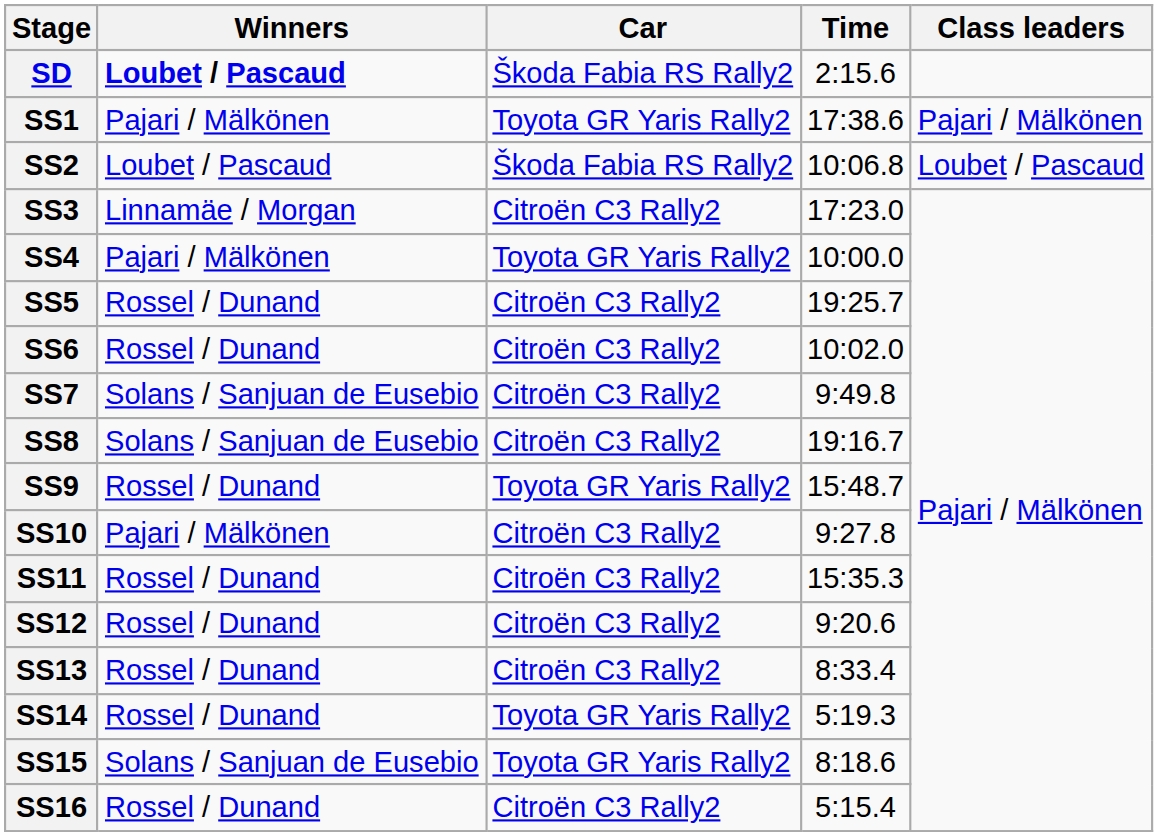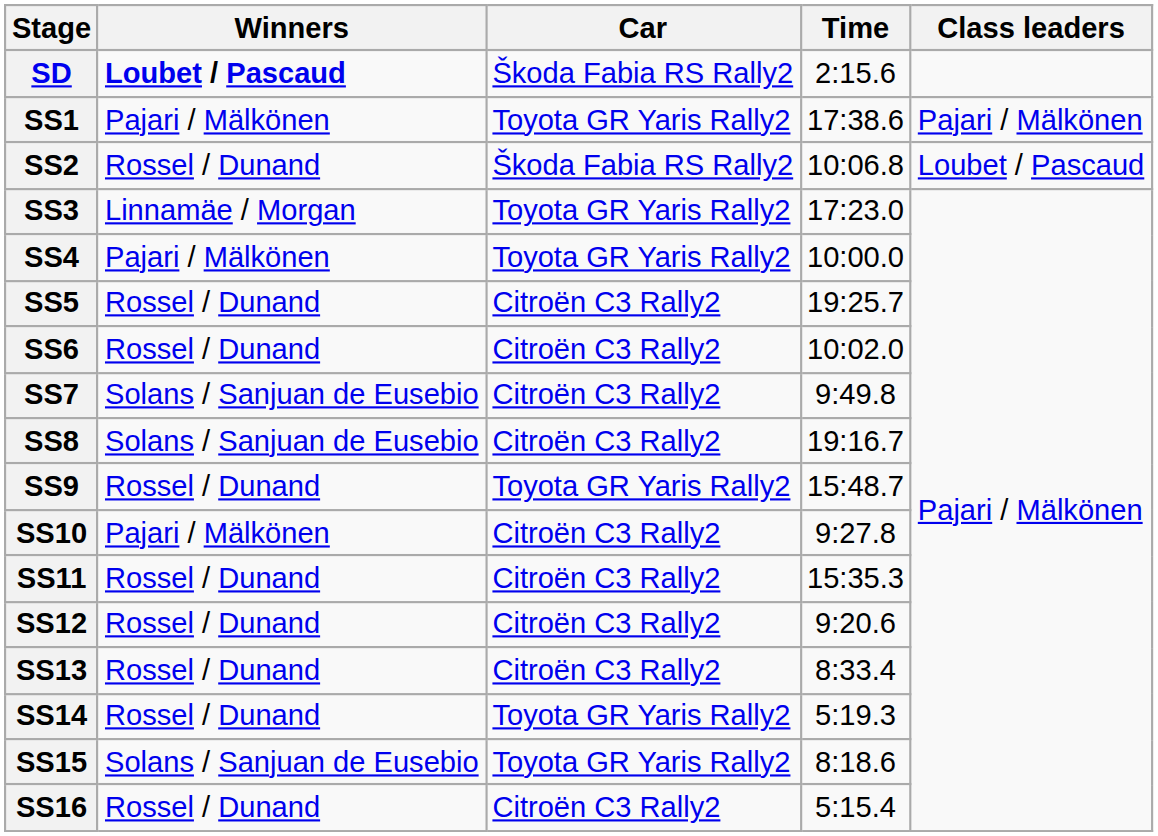(218, 165) Loubet / Pascaud -> (213, 165) Rossel / Dunand
(606, 211) Citroën C3 Rally2 -> (641, 211) Toyota GR Yaris Rally2
